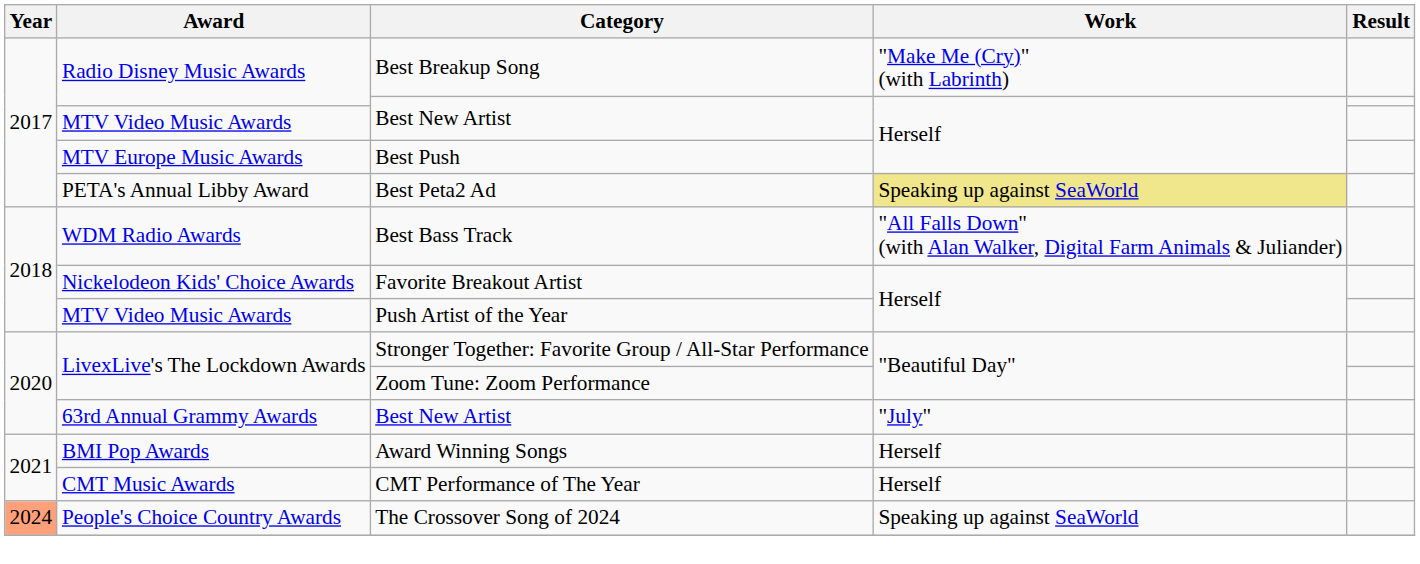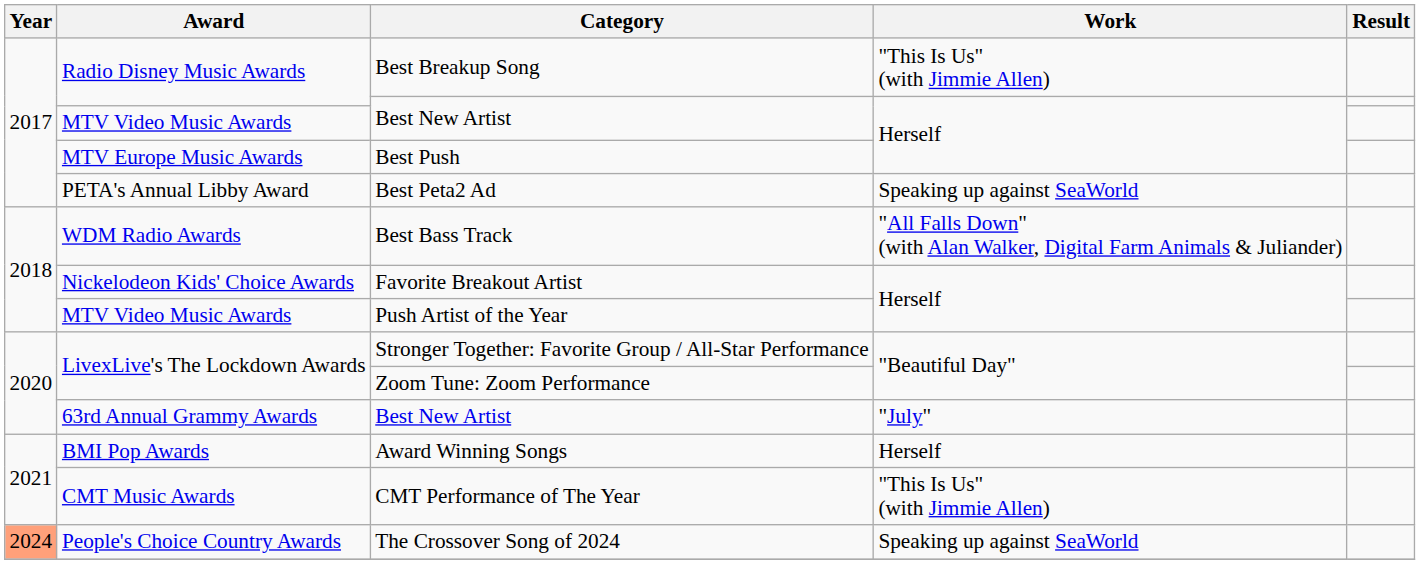(954, 67) "Make Me (Cry)" (with Labrinth) -> (964, 67) "This Is Us" (with Jimmie Allen)
(1008, 190) khaki background -> (1008, 190) no background
(910, 484) Herself -> (964, 496) "This Is Us" (with Jimmie Allen)
